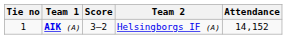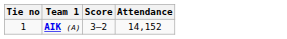- column: (168, 12)
